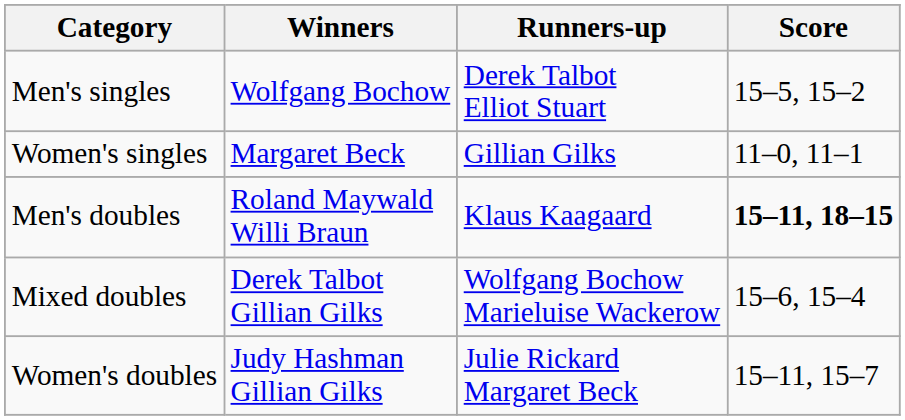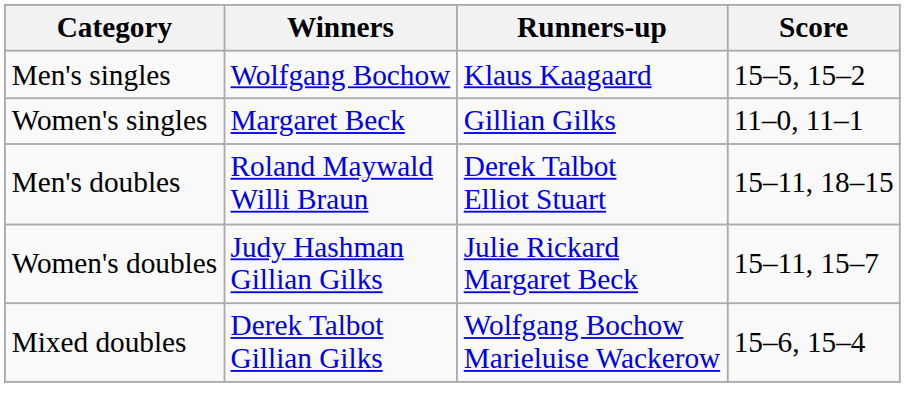(540, 90) Derek Talbot Elliot Stuart -> (558, 74) Klaus Kaagaard
(558, 216) Klaus Kaagaard -> (540, 183) Derek Talbot Elliot Stuart
(813, 216) bold -> (814, 183) normal
rows swapped: (114, 375) <-> (99, 295)
